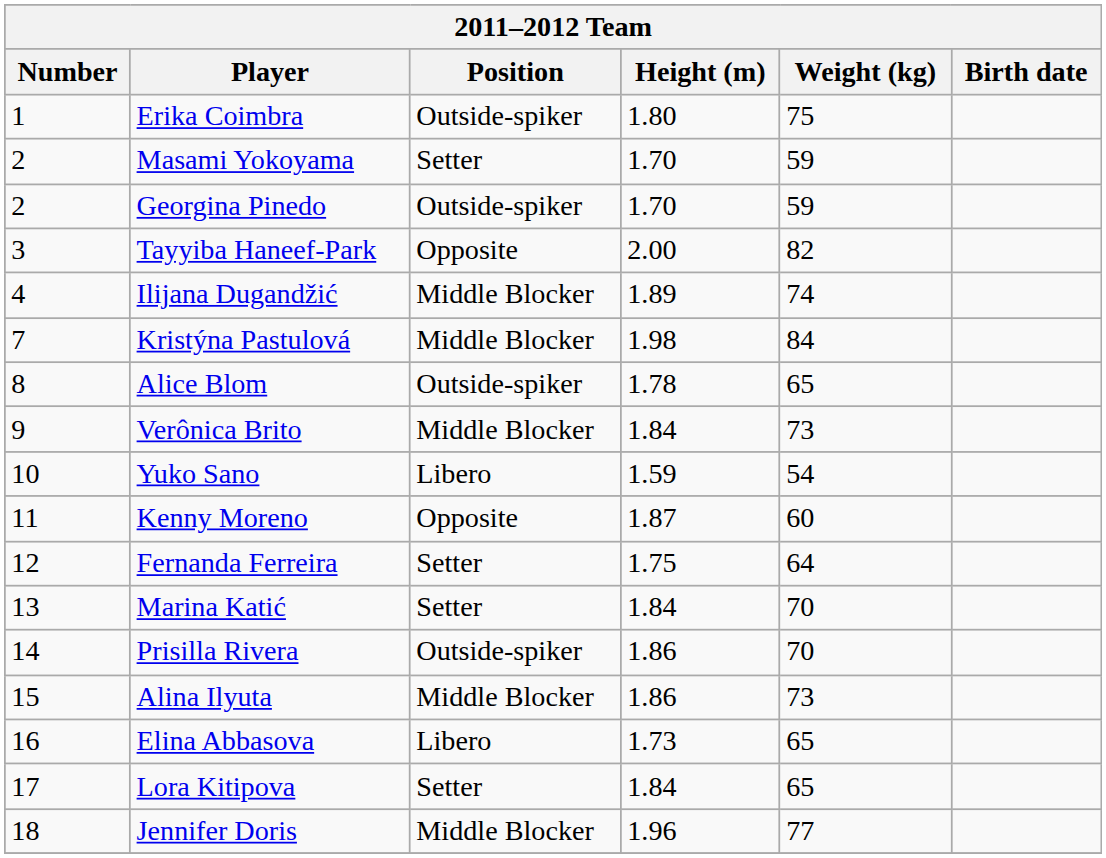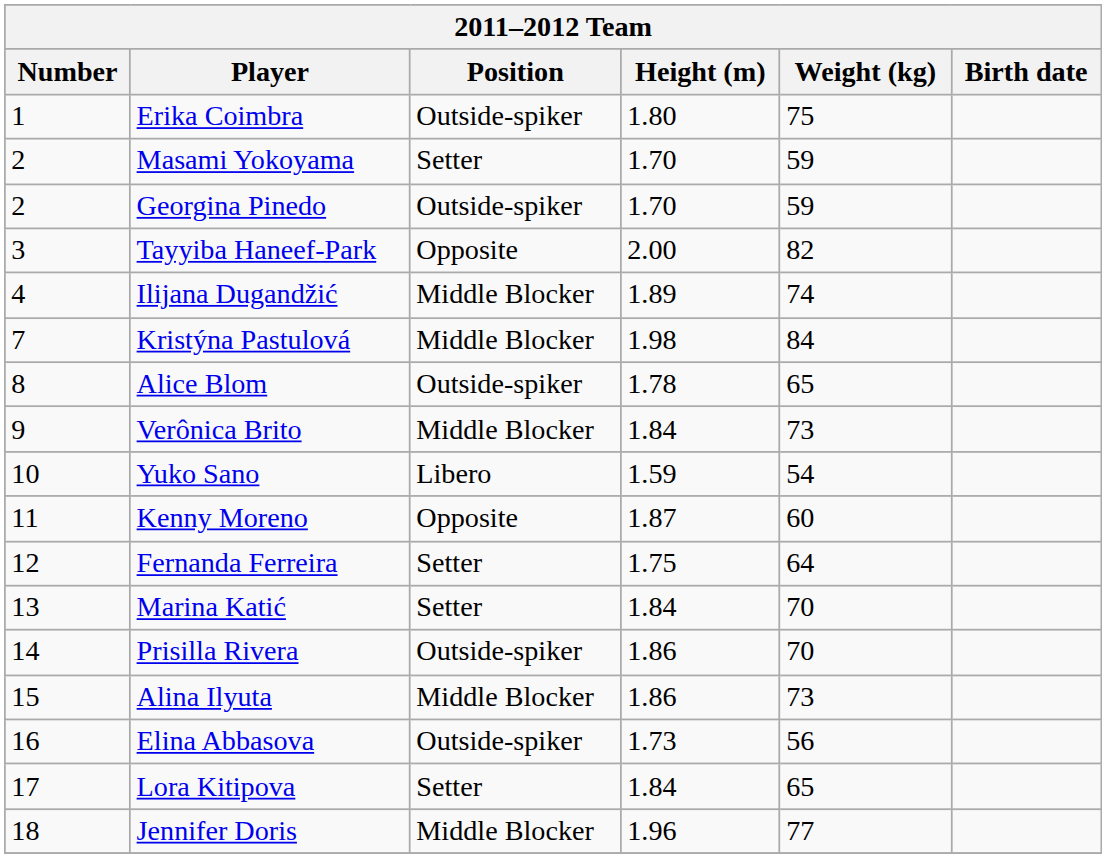(454, 741) Libero -> (499, 741) Outside-spiker
(800, 741) 65 -> (800, 741) 56
